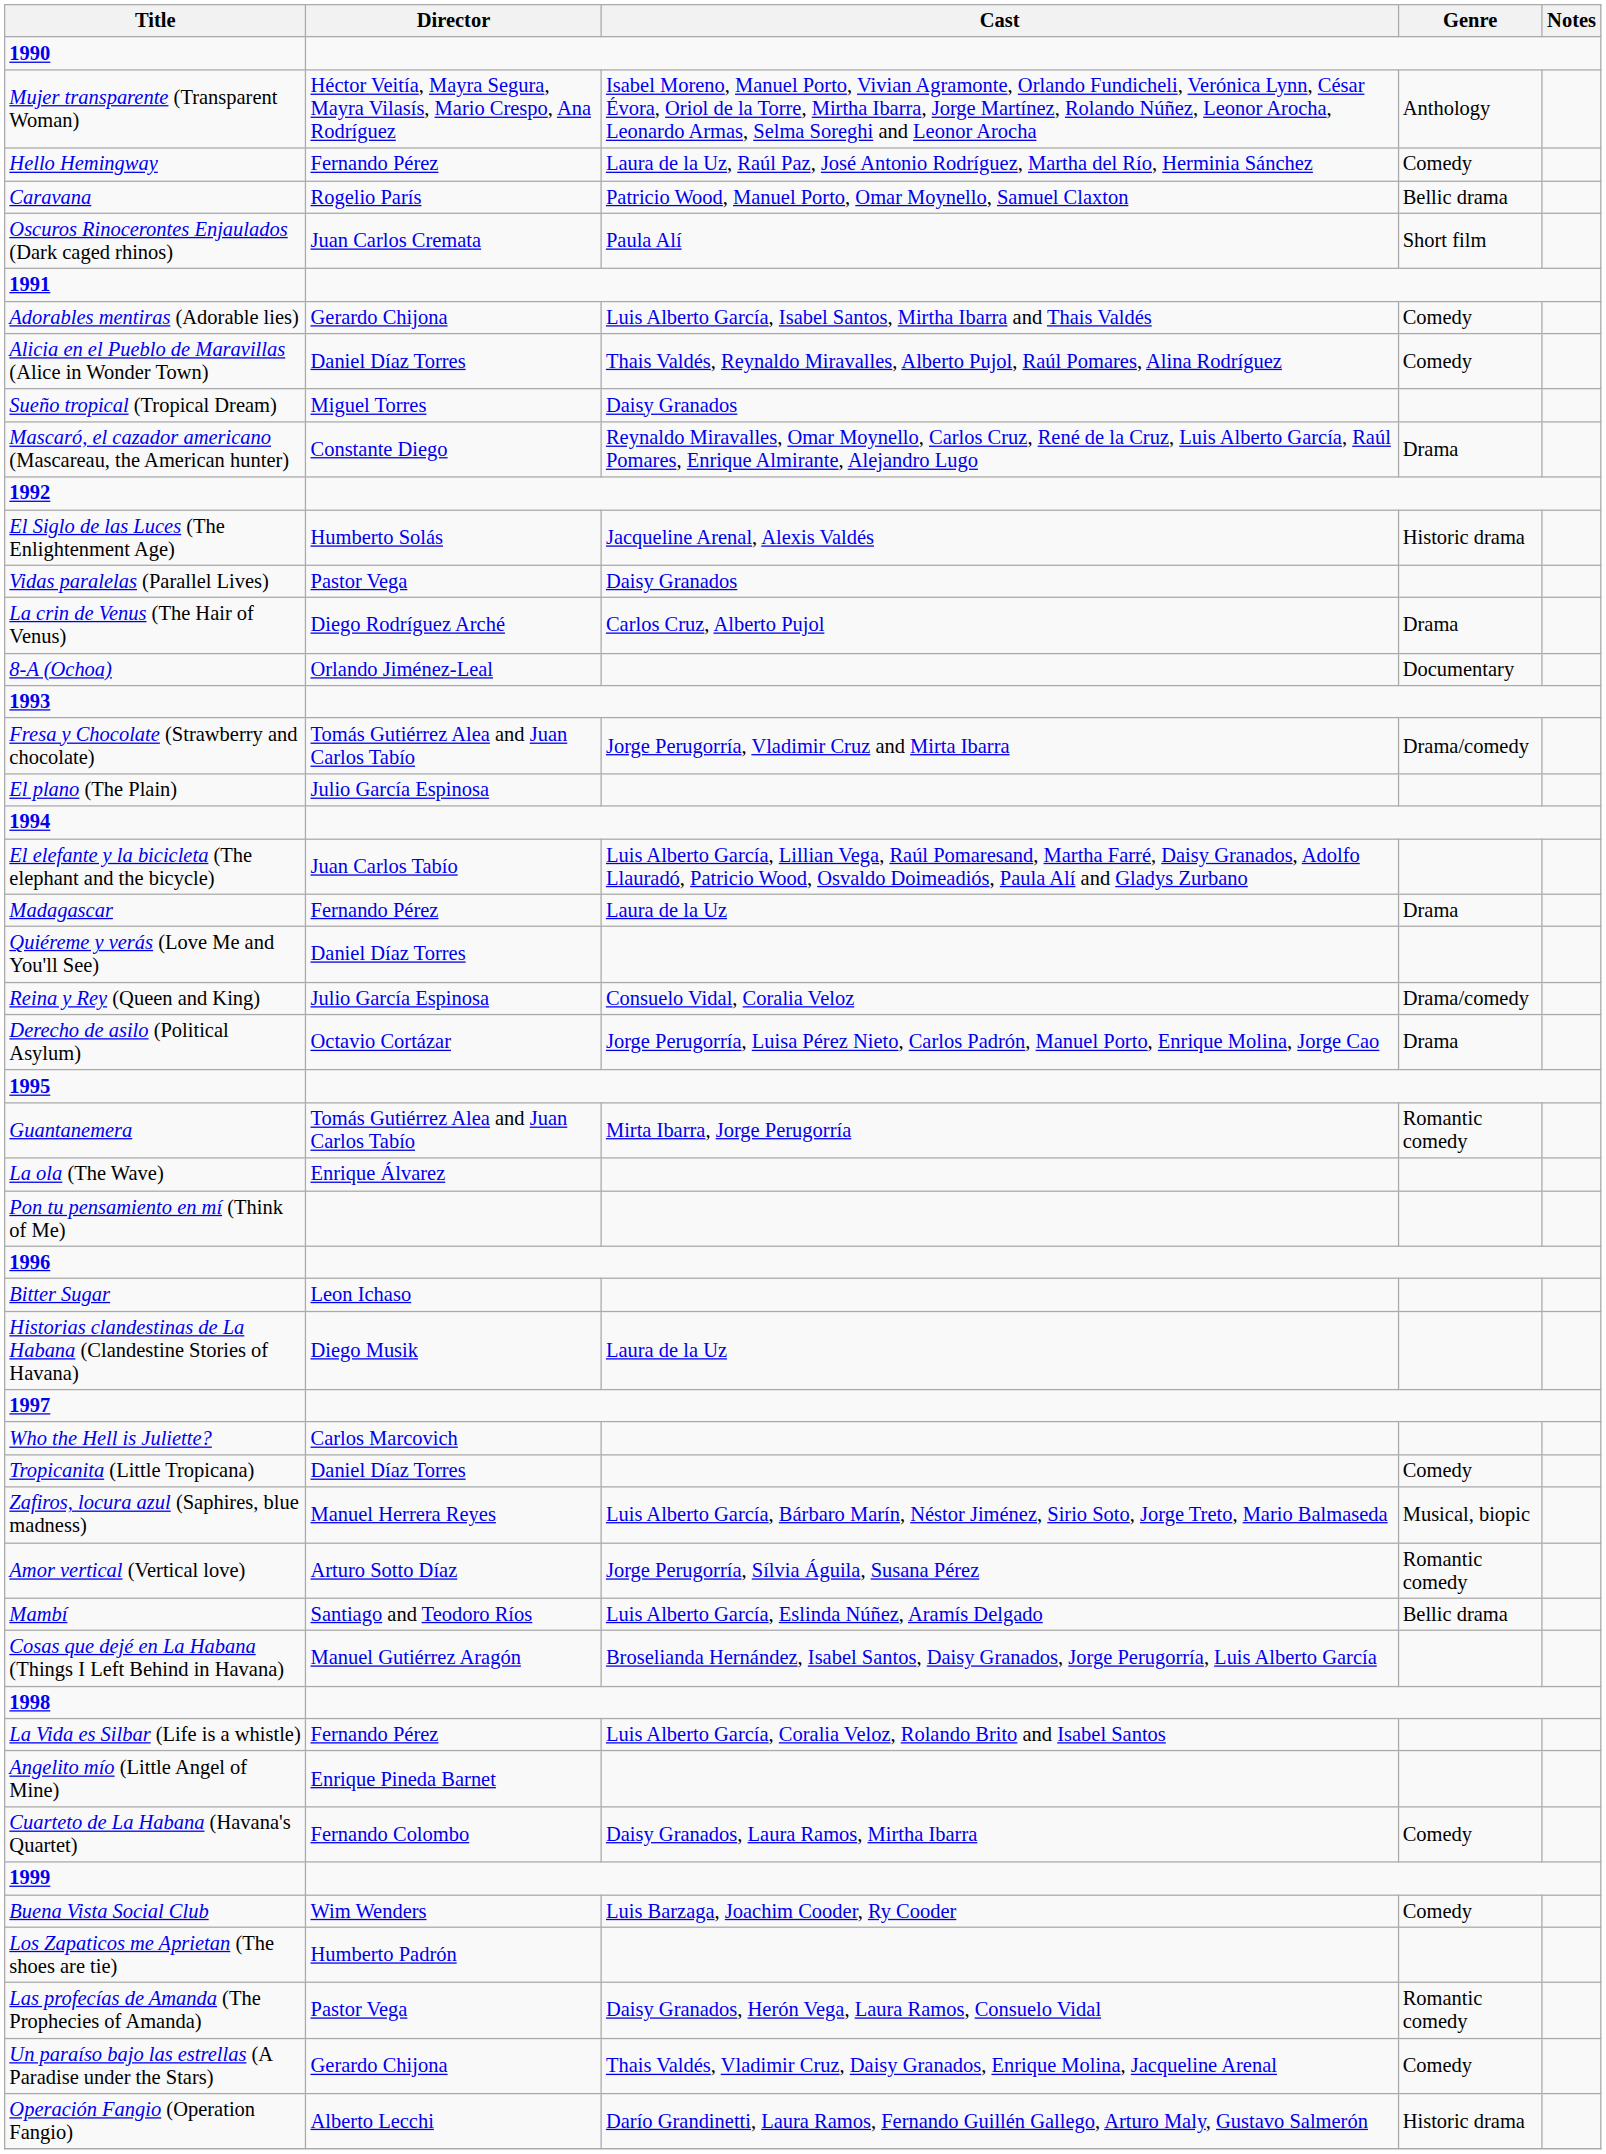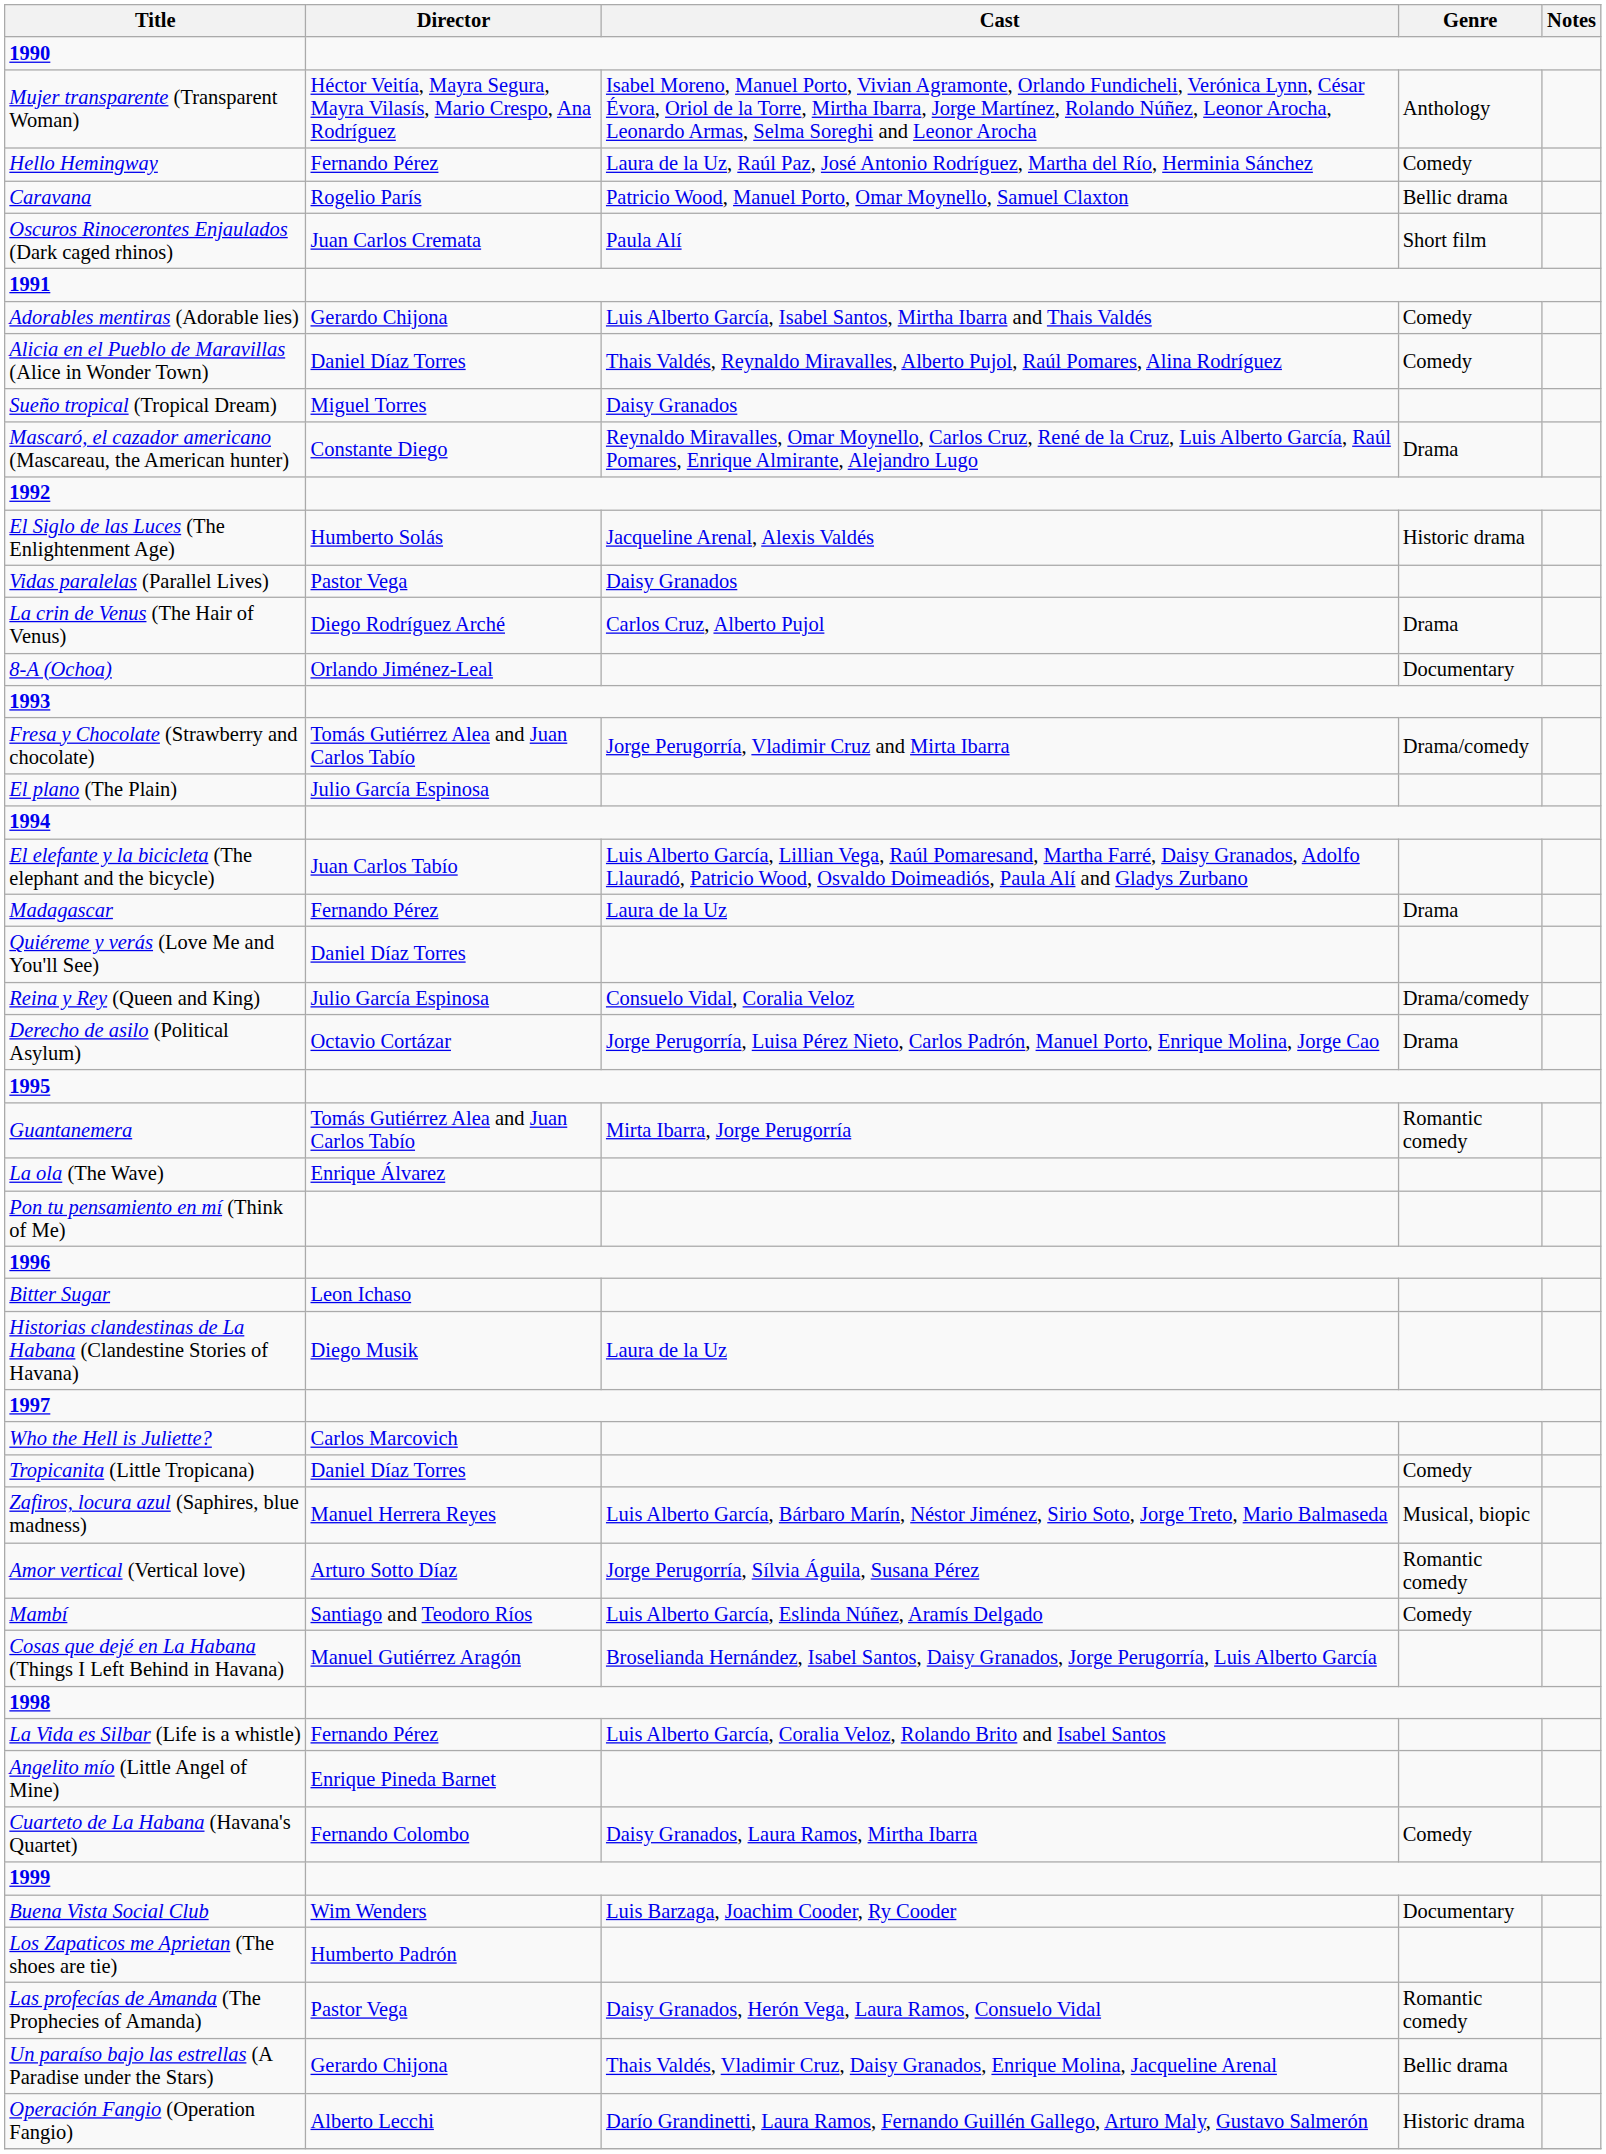(1455, 1614) Bellic drama -> (1437, 1614) Comedy
(1437, 1910) Comedy -> (1458, 1910) Documentary
(1437, 2065) Comedy -> (1455, 2065) Bellic drama
